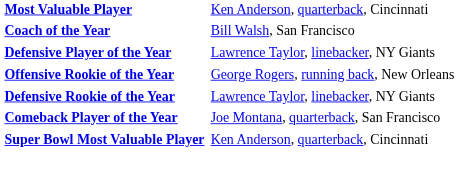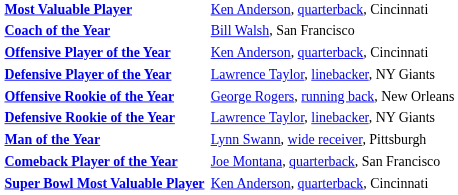+ row: (88, 52)
+ row: (52, 139)
